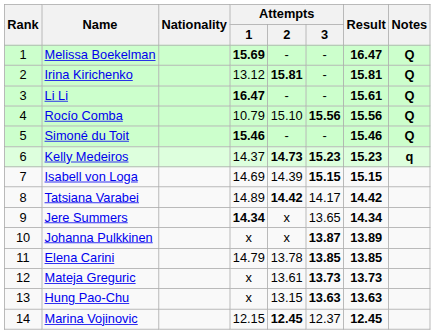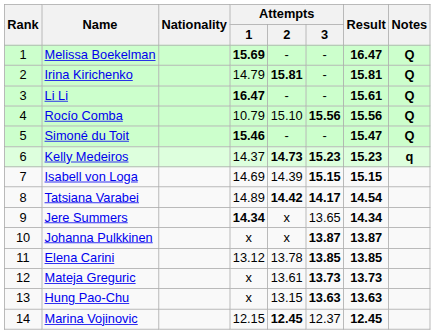(249, 75) 13.12 -> (249, 75) 14.79
(366, 136) 15.46 -> (366, 136) 15.47
(325, 197) normal -> (325, 197) bold
(366, 197) 14.42 -> (366, 197) 14.54
(366, 237) 13.89 -> (366, 237) 13.87
(249, 258) 14.79 -> (249, 258) 13.12
